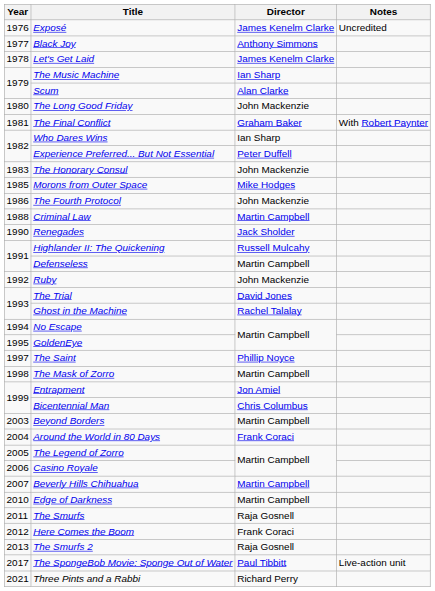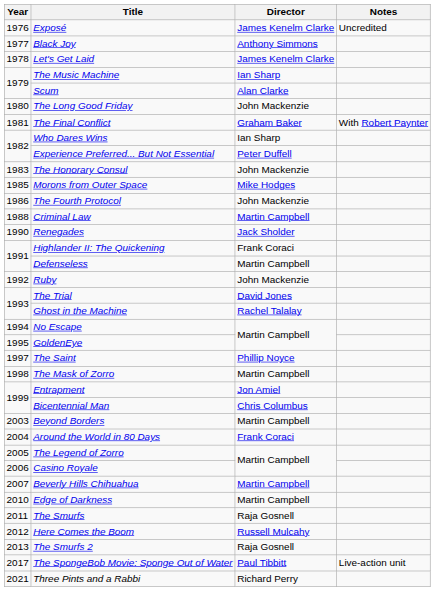(273, 248) Russell Mulcahy -> (266, 248) Frank Coraci
(266, 531) Frank Coraci -> (273, 531) Russell Mulcahy
